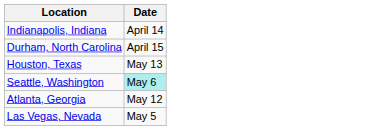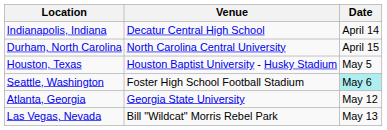+ column: (232, 13)
(145, 64) May 13 -> (357, 64) May 5
(142, 116) May 5 -> (360, 116) May 13
